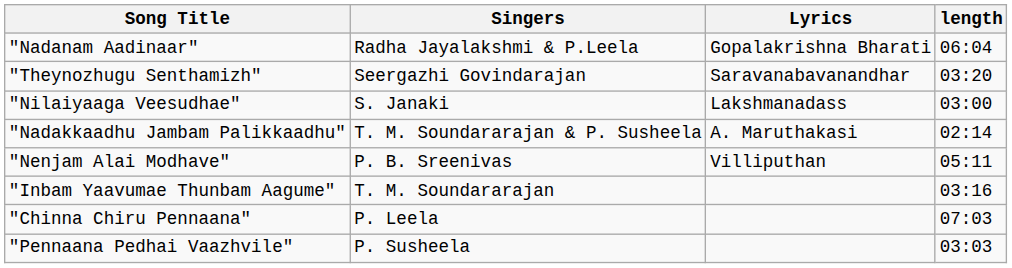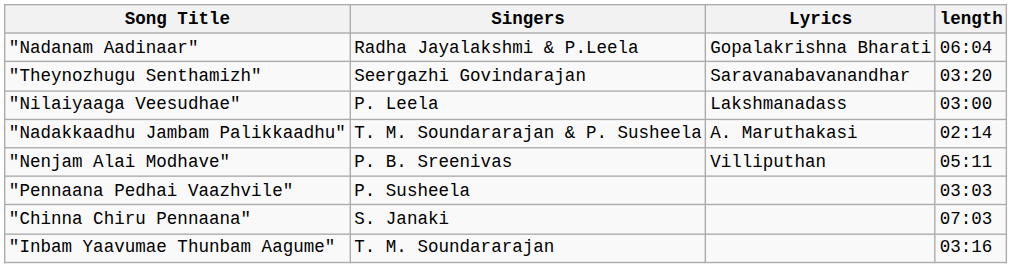(402, 105) S. Janaki -> (396, 105) P. Leela
rows swapped: (151, 248) <-> (172, 191)
(396, 219) P. Leela -> (402, 219) S. Janaki
